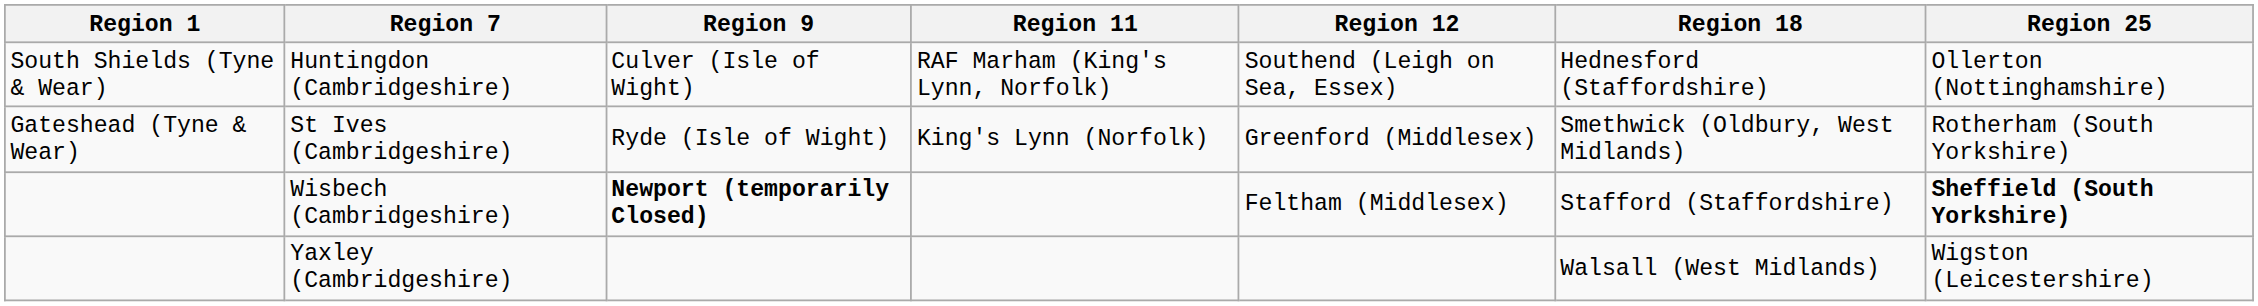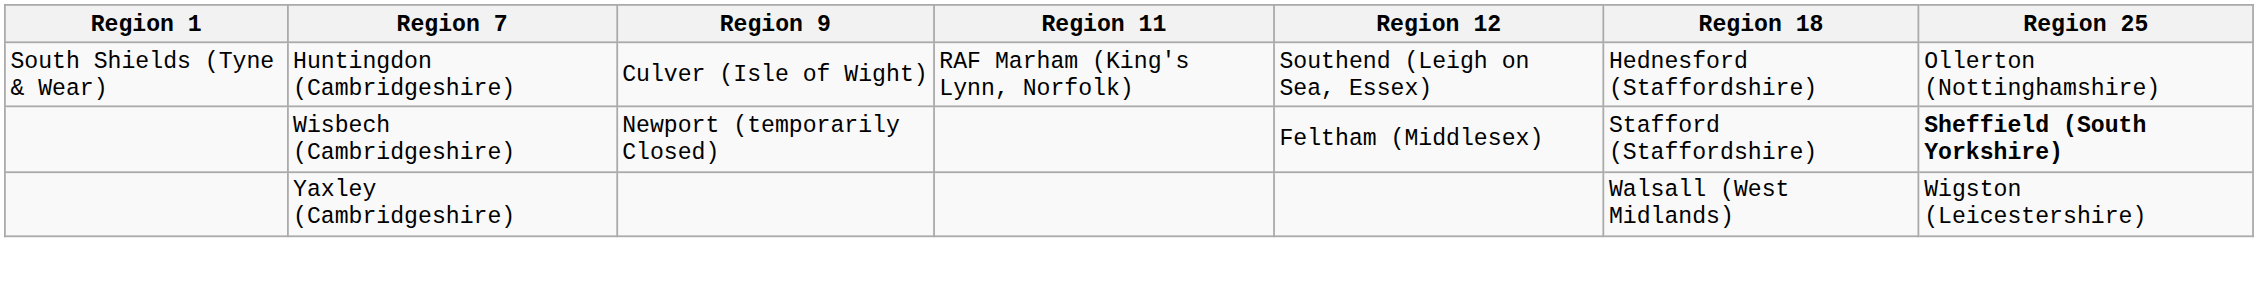- row: (401, 139)
(750, 204) bold -> (761, 139) normal
